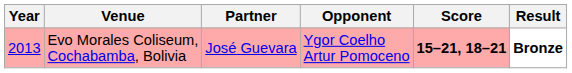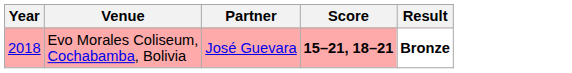- column: (357, 17)
(24, 48) 2013 -> (24, 48) 2018
